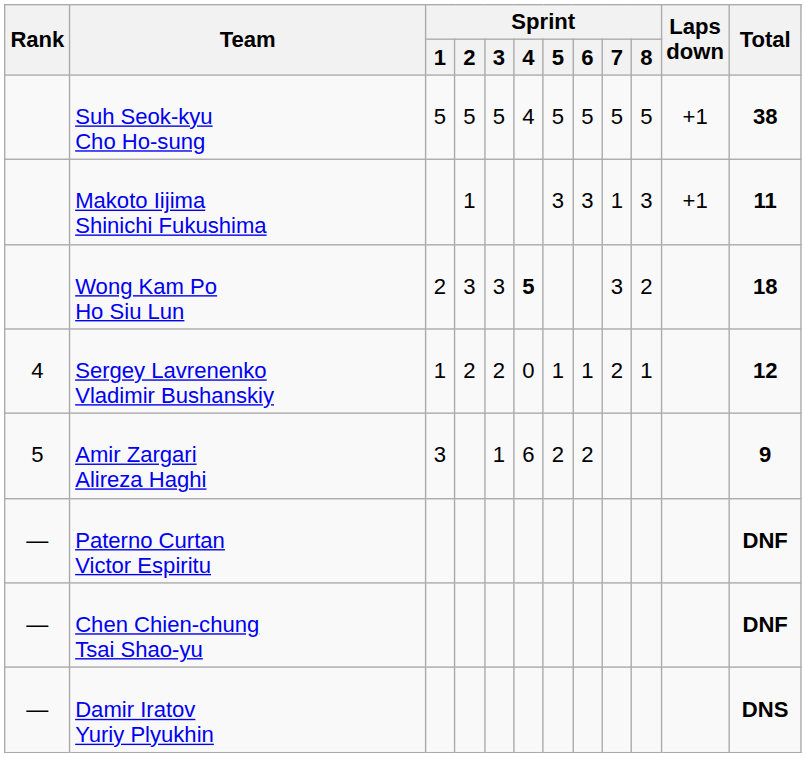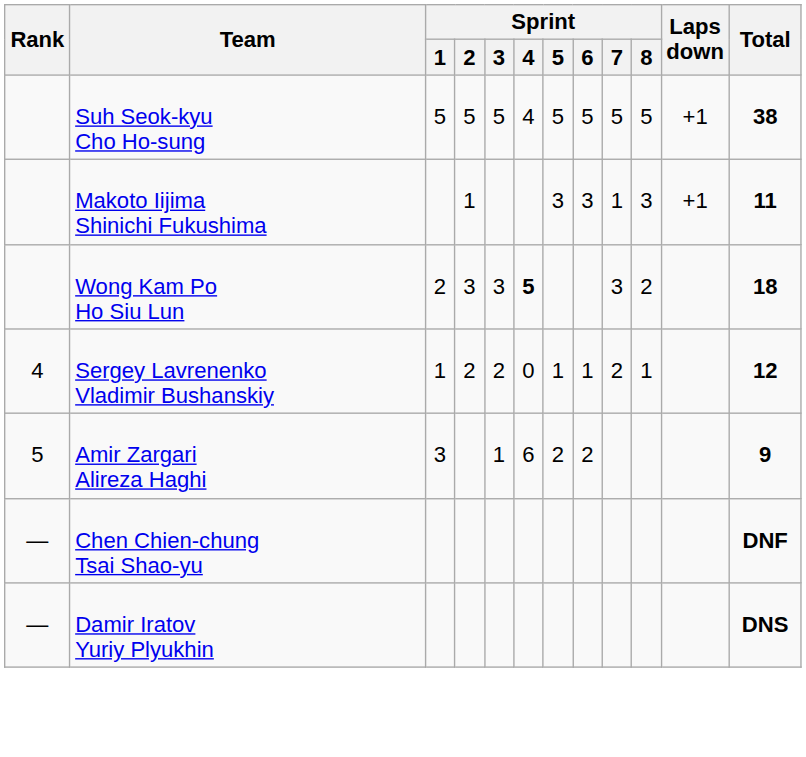- row: (150, 552)
